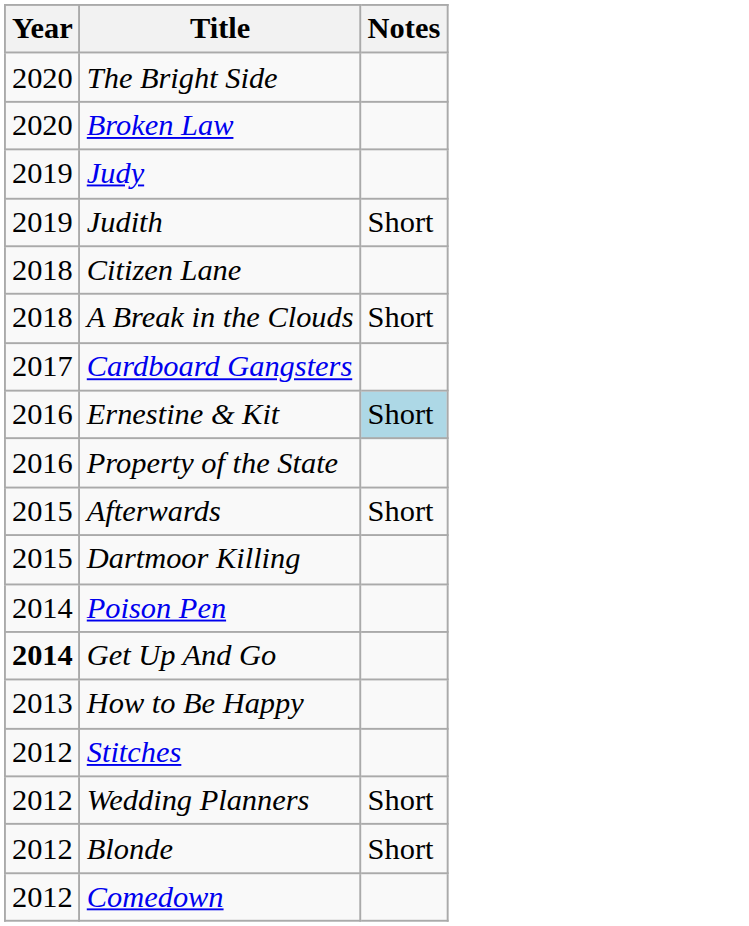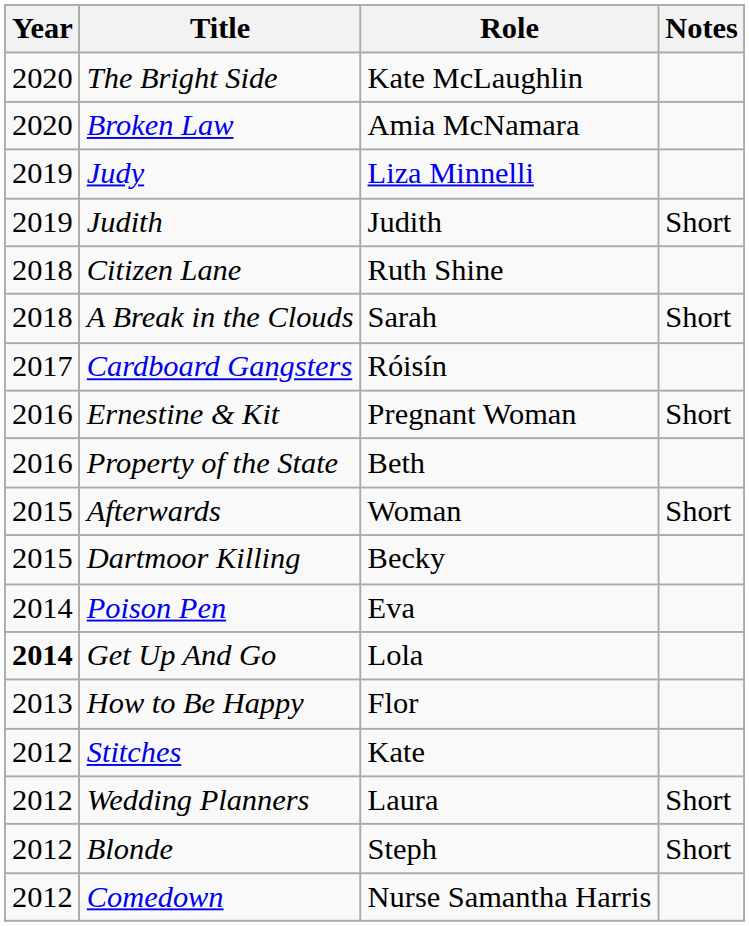+ column: (509, 28)
(401, 414) lightblue background -> (698, 414) no background
